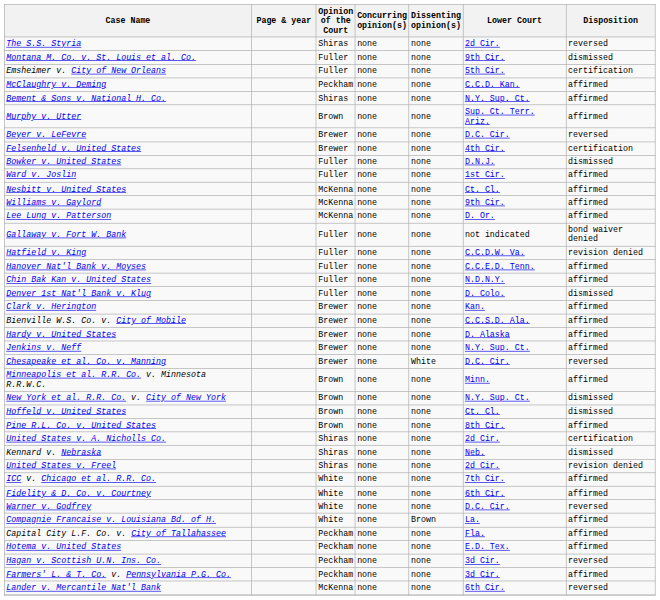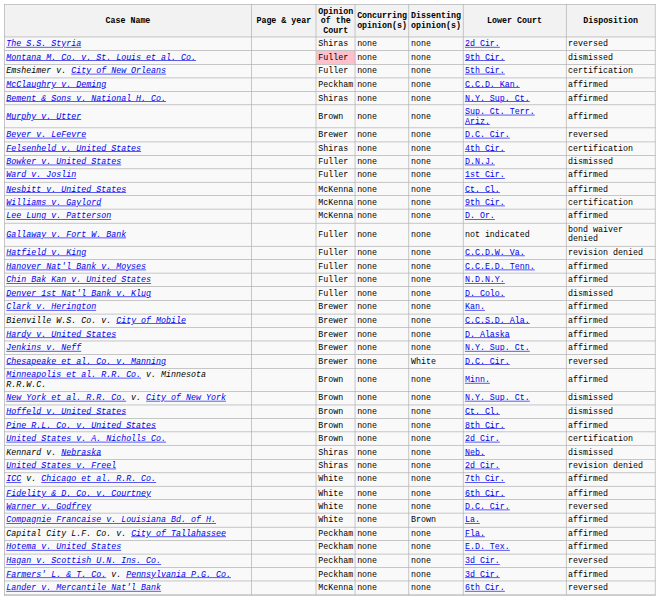(333, 57) no background -> (333, 57) pink background
(333, 148) Brewer -> (333, 148) Shiras
(588, 203) affirmed -> (601, 203) certification
(333, 439) Shiras -> (331, 439) Brown
